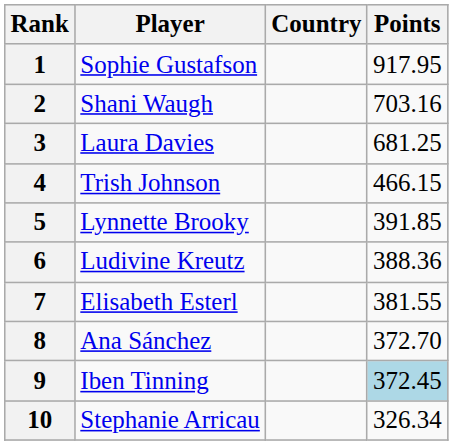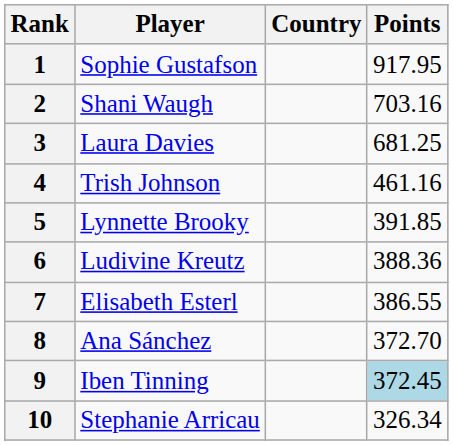(407, 182) 466.15 -> (407, 182) 461.16
(407, 301) 381.55 -> (407, 301) 386.55
